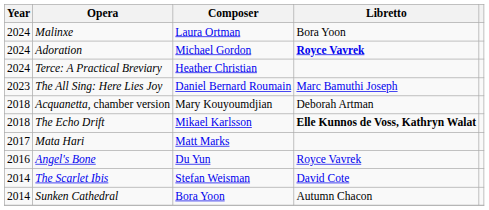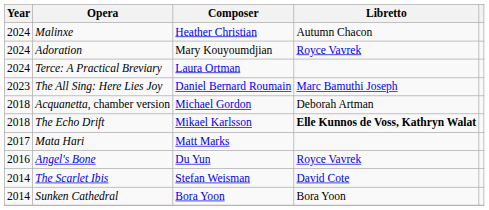(208, 31) Laura Ortman -> (216, 31) Heather Christian
(321, 31) Bora Yoon -> (334, 31) Autumn Chacon
(213, 50) Michael Gordon -> (224, 50) Mary Kouyoumdjian
(330, 50) bold -> (329, 50) normal
(216, 68) Heather Christian -> (208, 68) Laura Ortman
(224, 104) Mary Kouyoumdjian -> (213, 104) Michael Gordon
(334, 196) Autumn Chacon -> (321, 196) Bora Yoon
